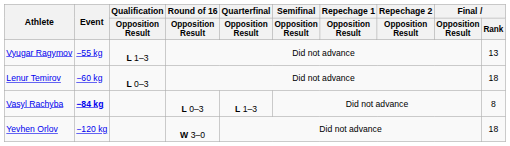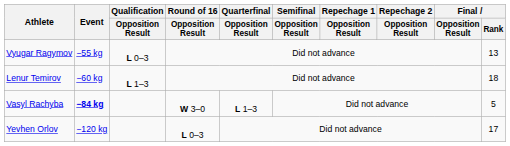(137, 59) L 1–3 -> (137, 59) L 0–3
(137, 84) L 0–3 -> (137, 84) L 1–3
(193, 110) L 0–3 -> (193, 110) W 3–0
(493, 104) 8 -> (493, 104) 5
(193, 136) W 3–0 -> (193, 136) L 0–3
(493, 130) 18 -> (493, 130) 17
